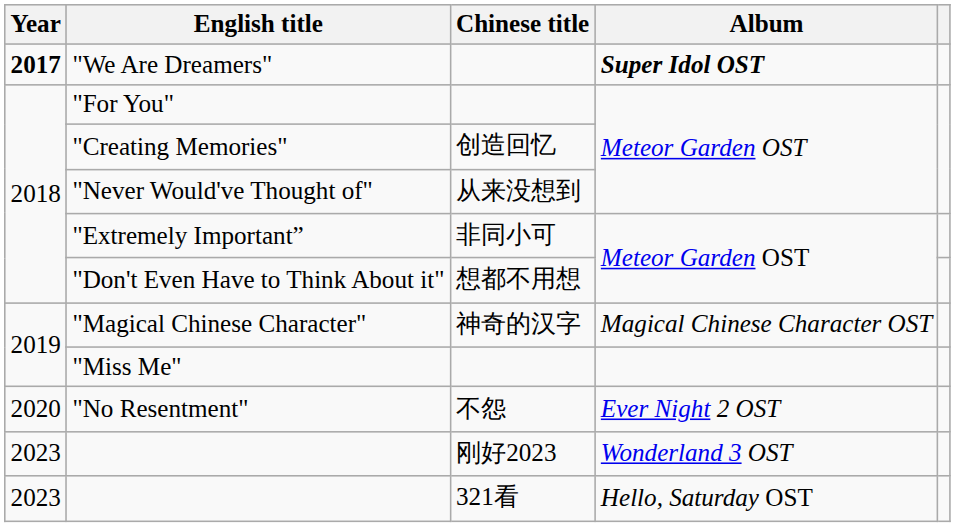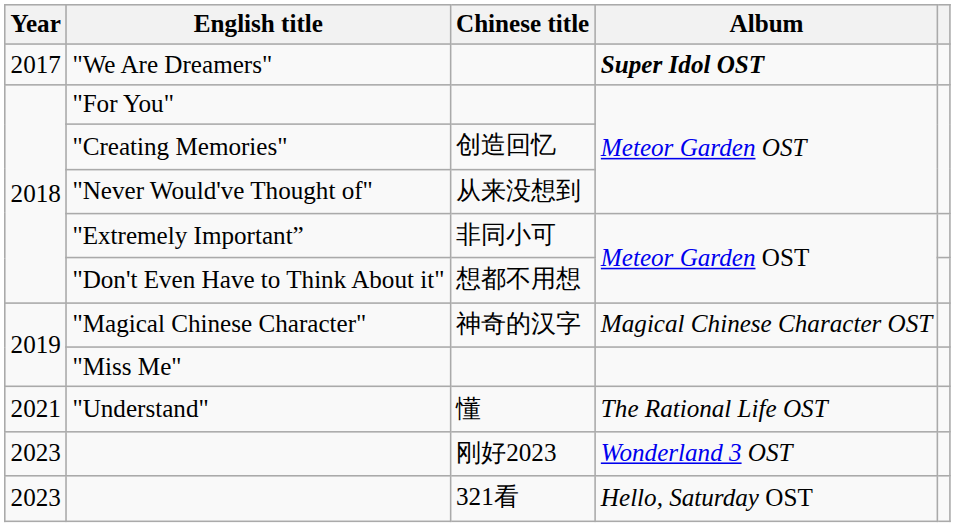(36, 64) bold -> (36, 64) normal
- row: (160, 408)
+ row: (141, 408)
